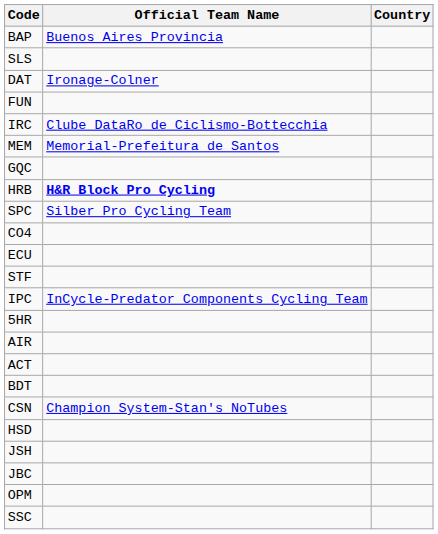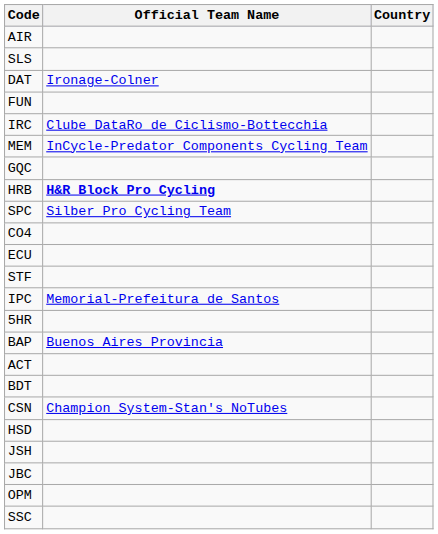rows swapped: (20, 37) <-> (20, 343)
(163, 146) Memorial-Prefeitura de Santos -> (207, 146) InCycle-Predator Components Cycling Team
(207, 299) InCycle-Predator Components Cycling Team -> (163, 299) Memorial-Prefeitura de Santos
